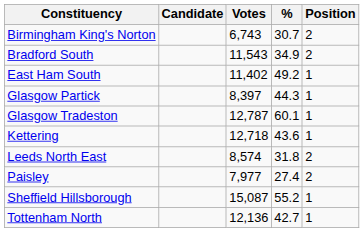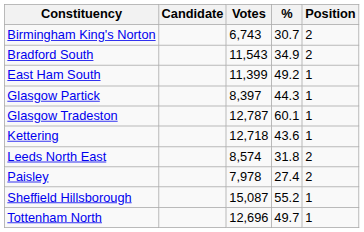(248, 75) 11,402 -> (248, 75) 11,399
(245, 177) 7,977 -> (245, 177) 7,978
(249, 217) 12,136 -> (249, 217) 12,696
(287, 217) 42.7 -> (287, 217) 49.7
